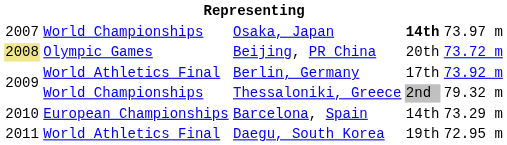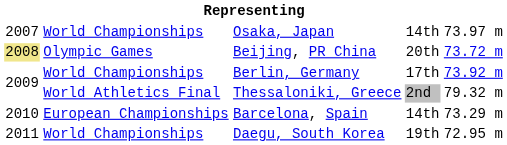(423, 32) bold -> (423, 32) normal
(132, 73) World Athletics Final -> (123, 73) World Championships
(123, 93) World Championships -> (132, 93) World Athletics Final
(132, 134) World Athletics Final -> (123, 134) World Championships
